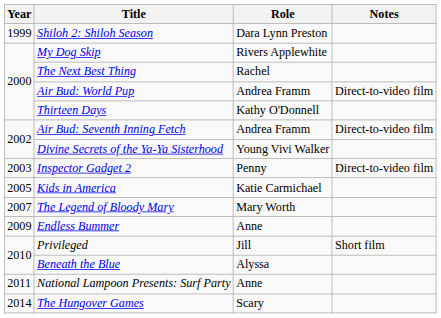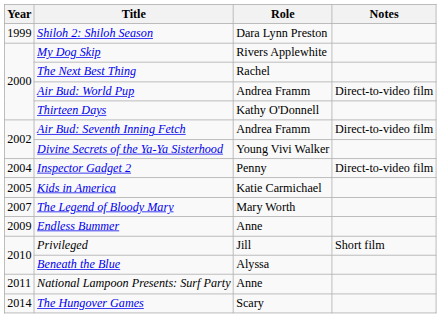(19, 168) 2003 -> (19, 168) 2004
